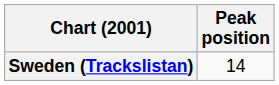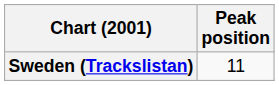(236, 66) 14 -> (236, 66) 11
